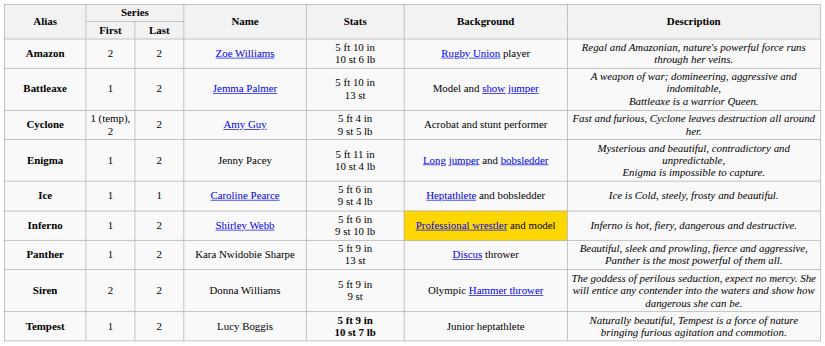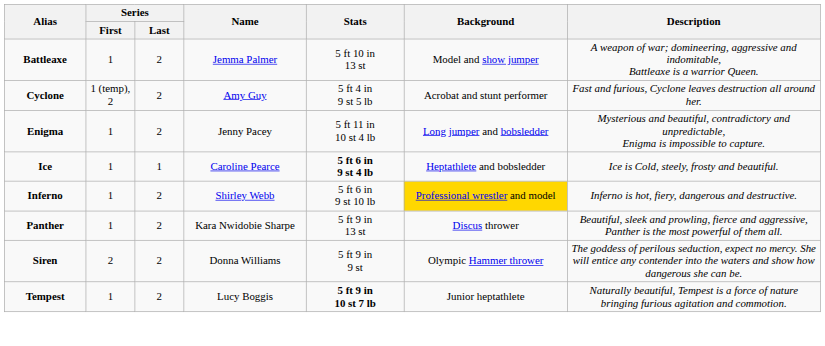- row: (45, 53)
(355, 196) normal -> (355, 166) bold
